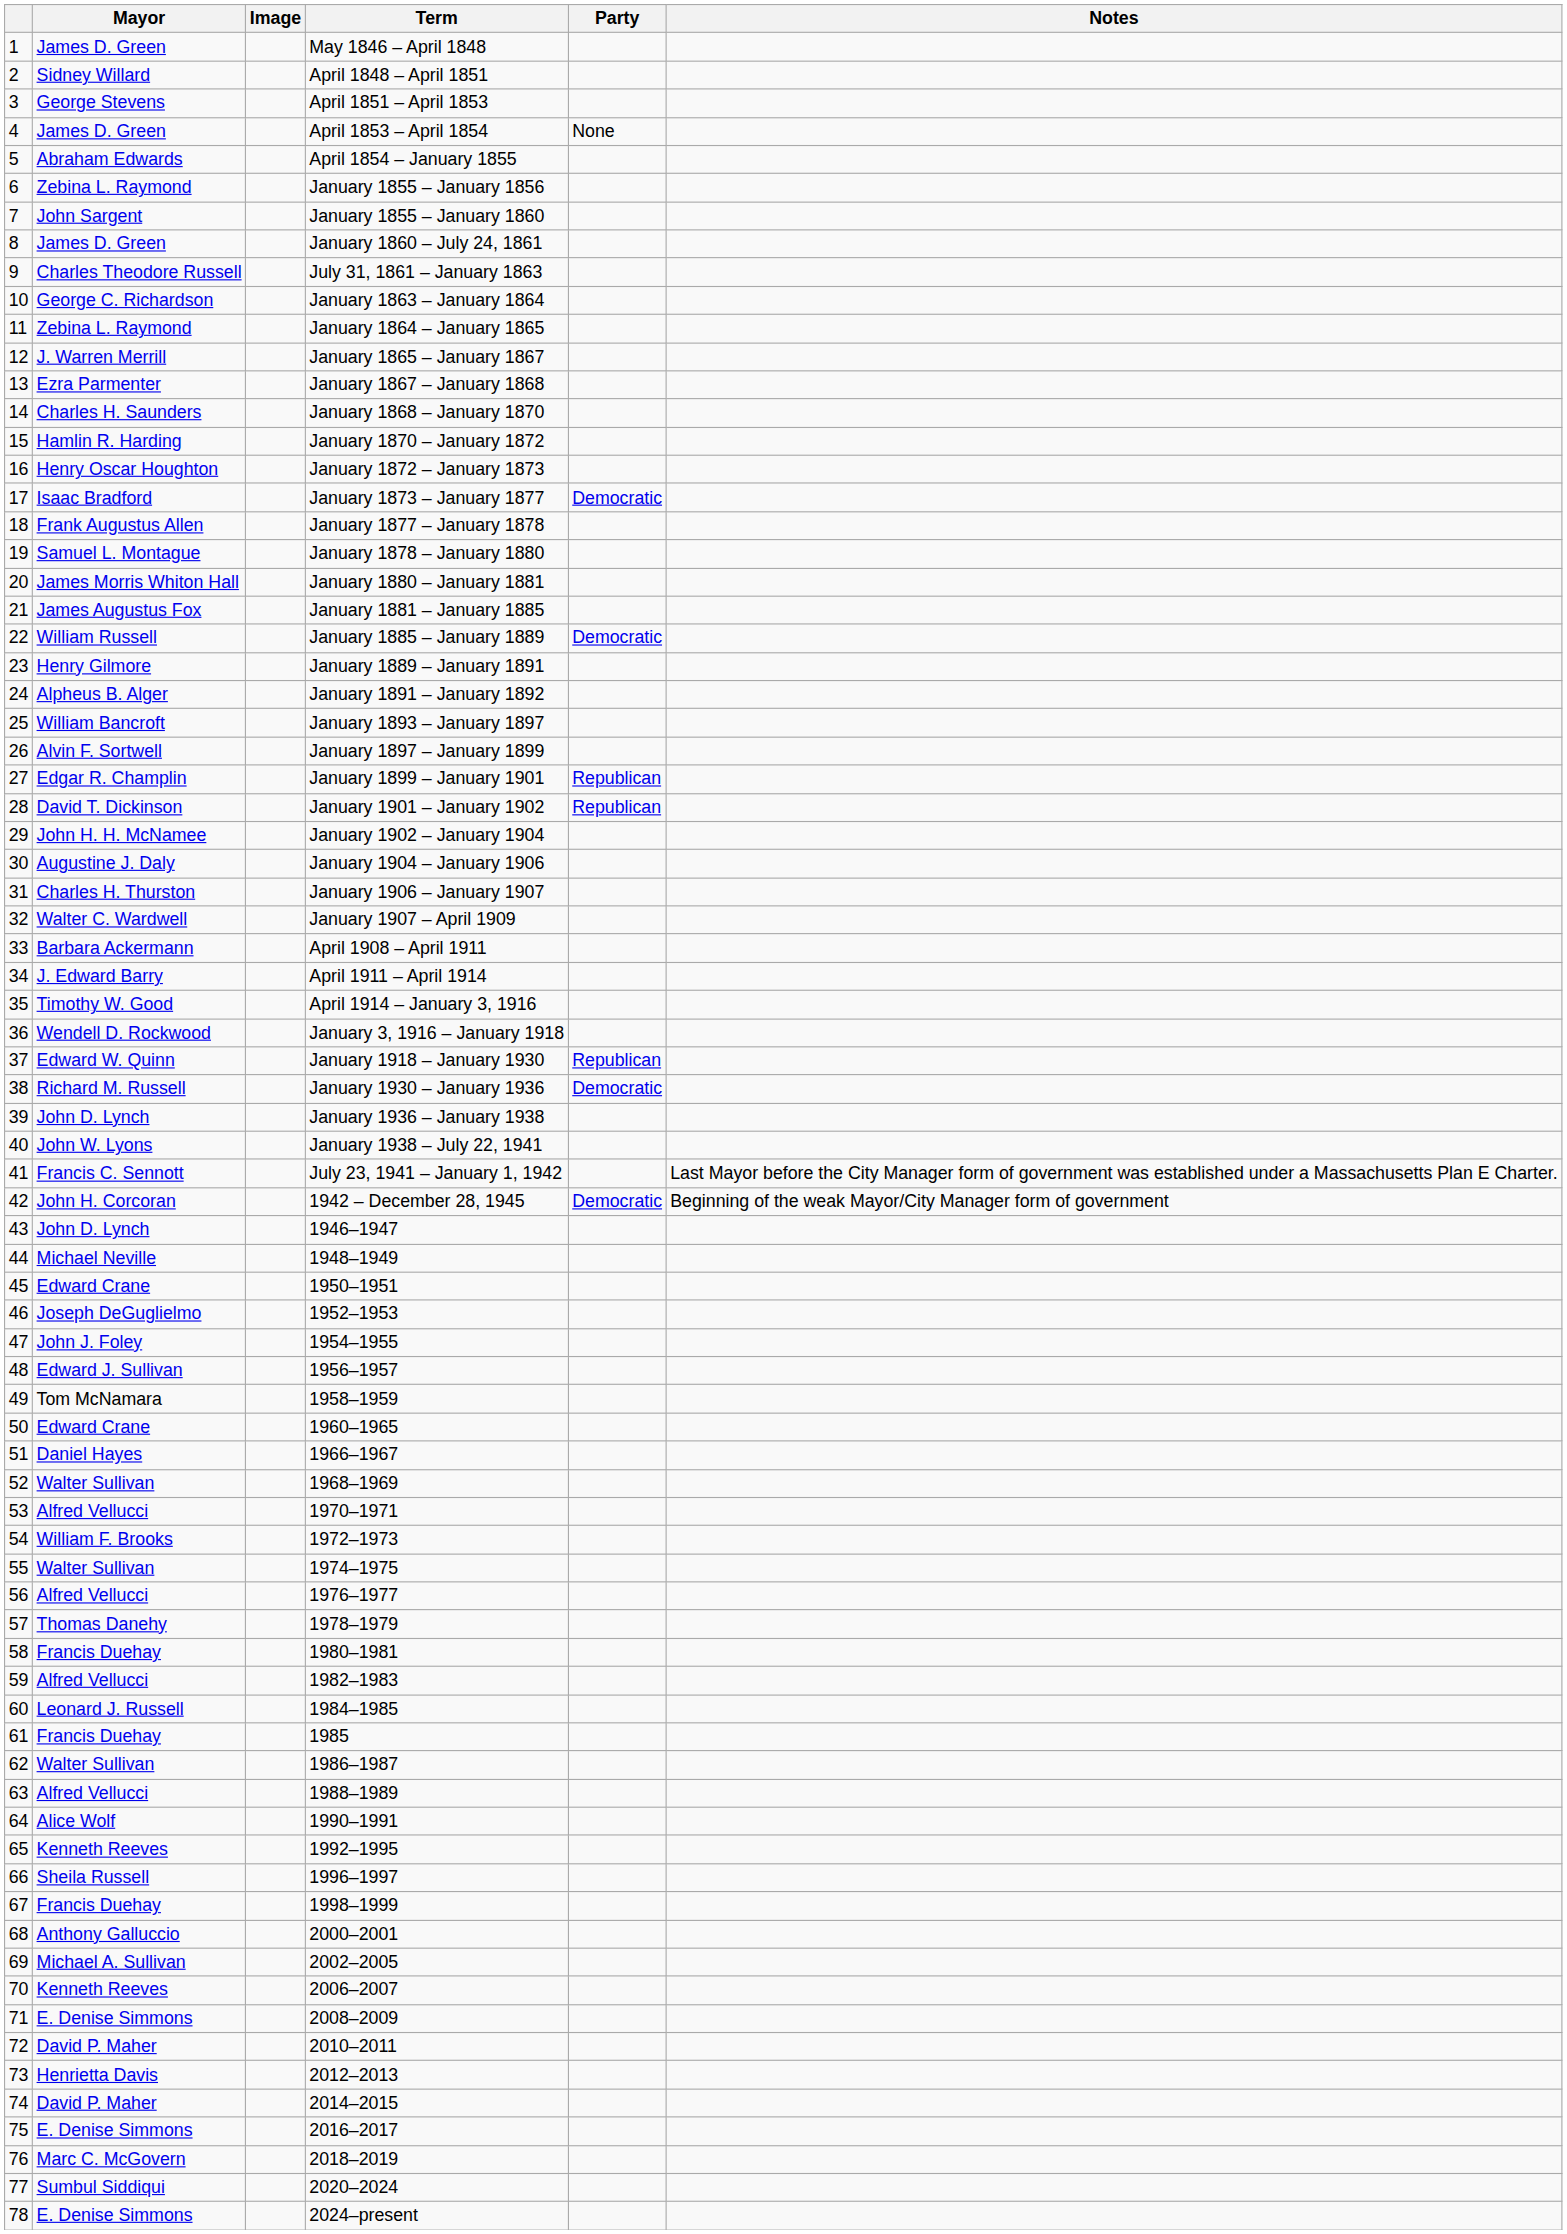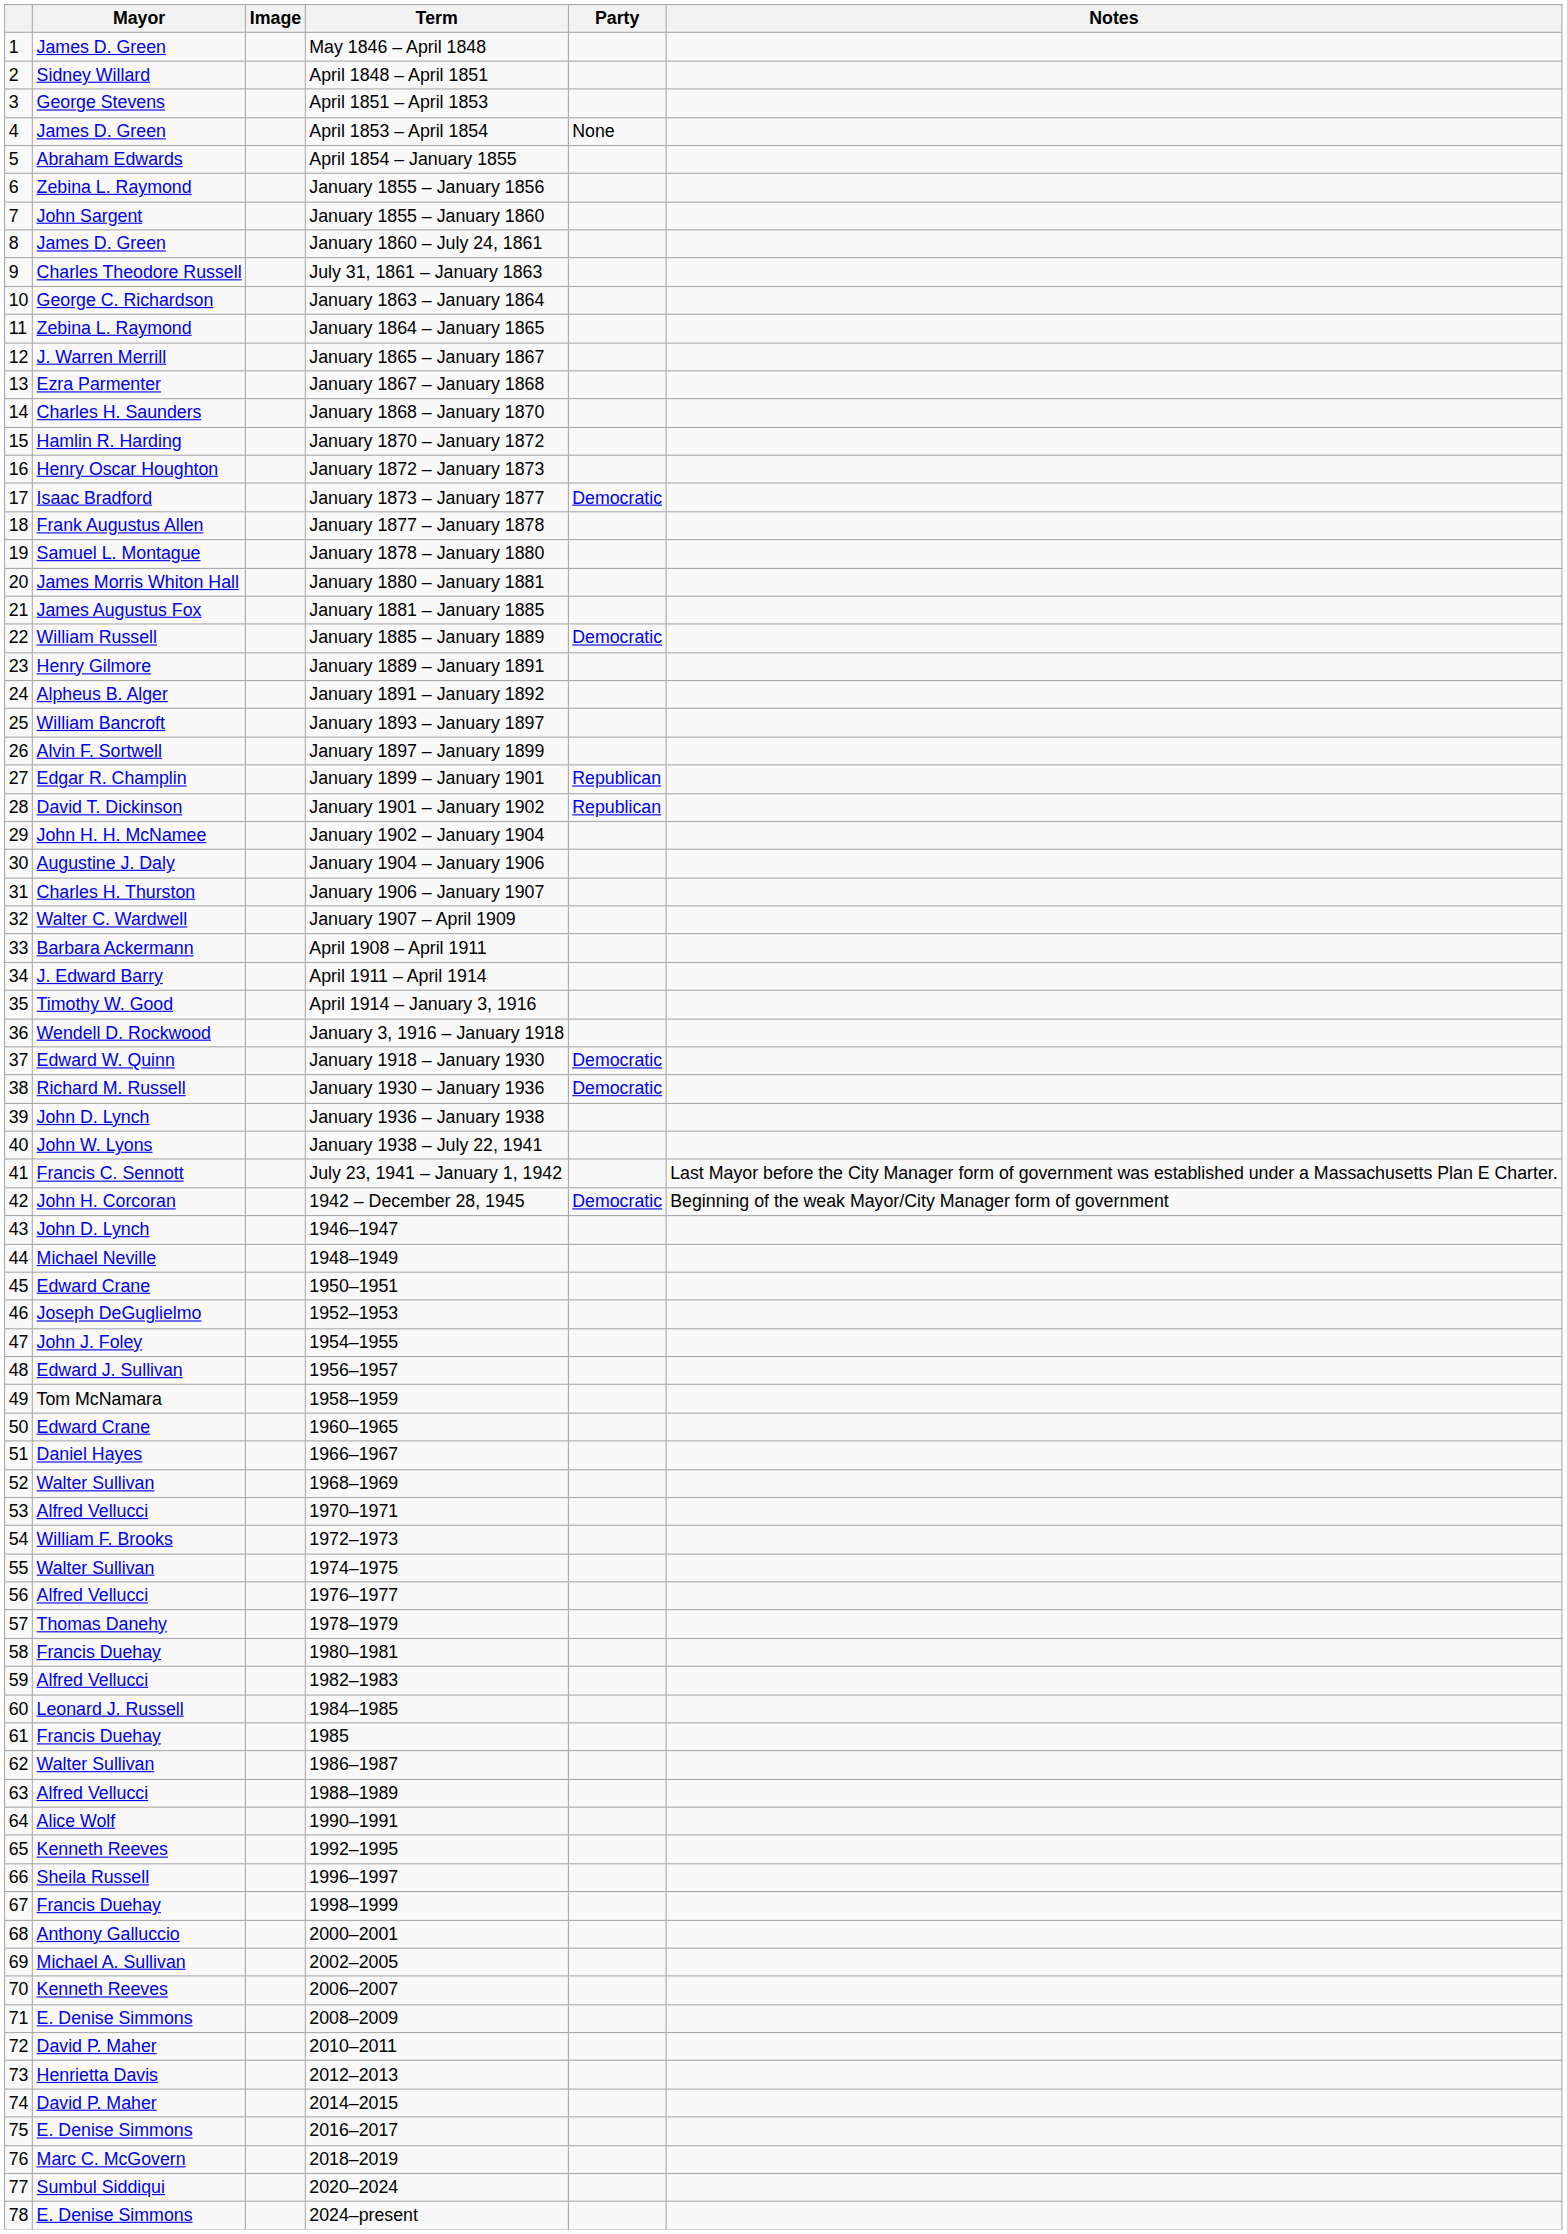(617, 1060) Republican -> (617, 1060) Democratic
